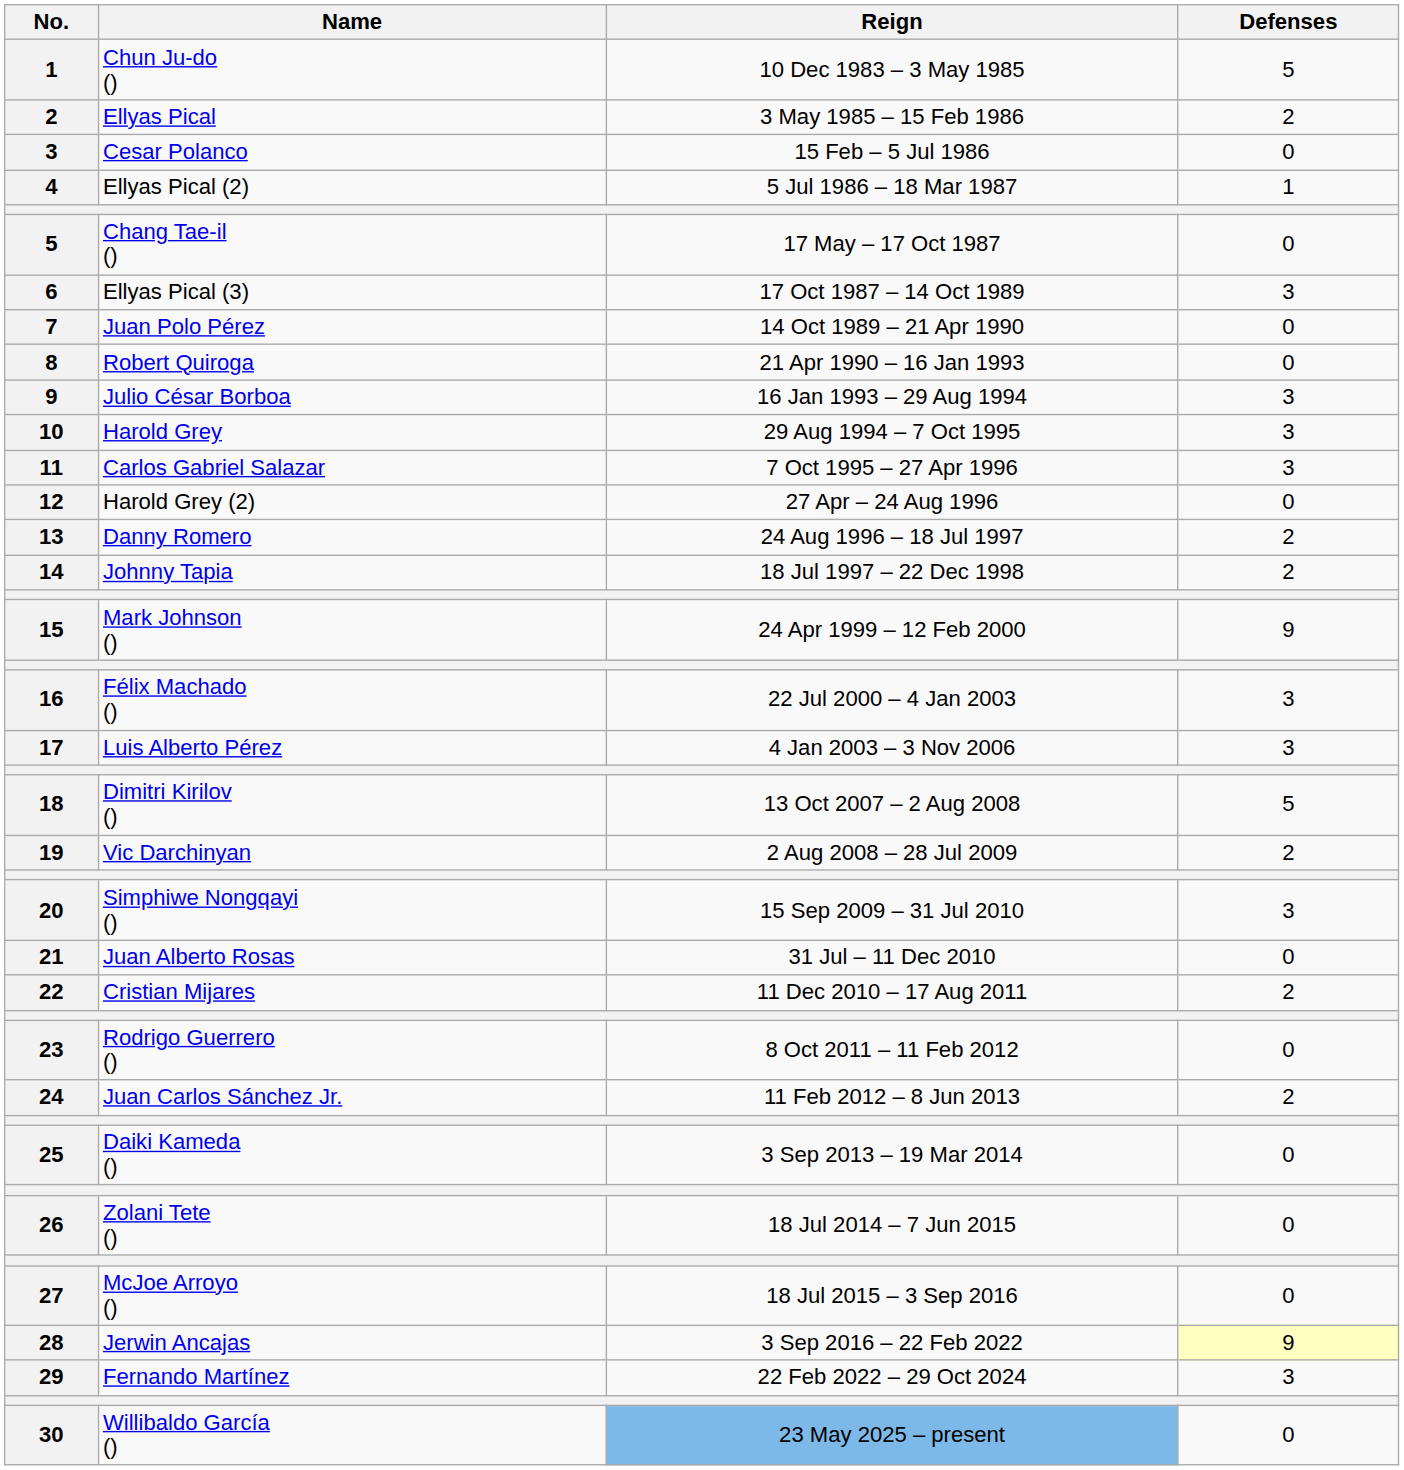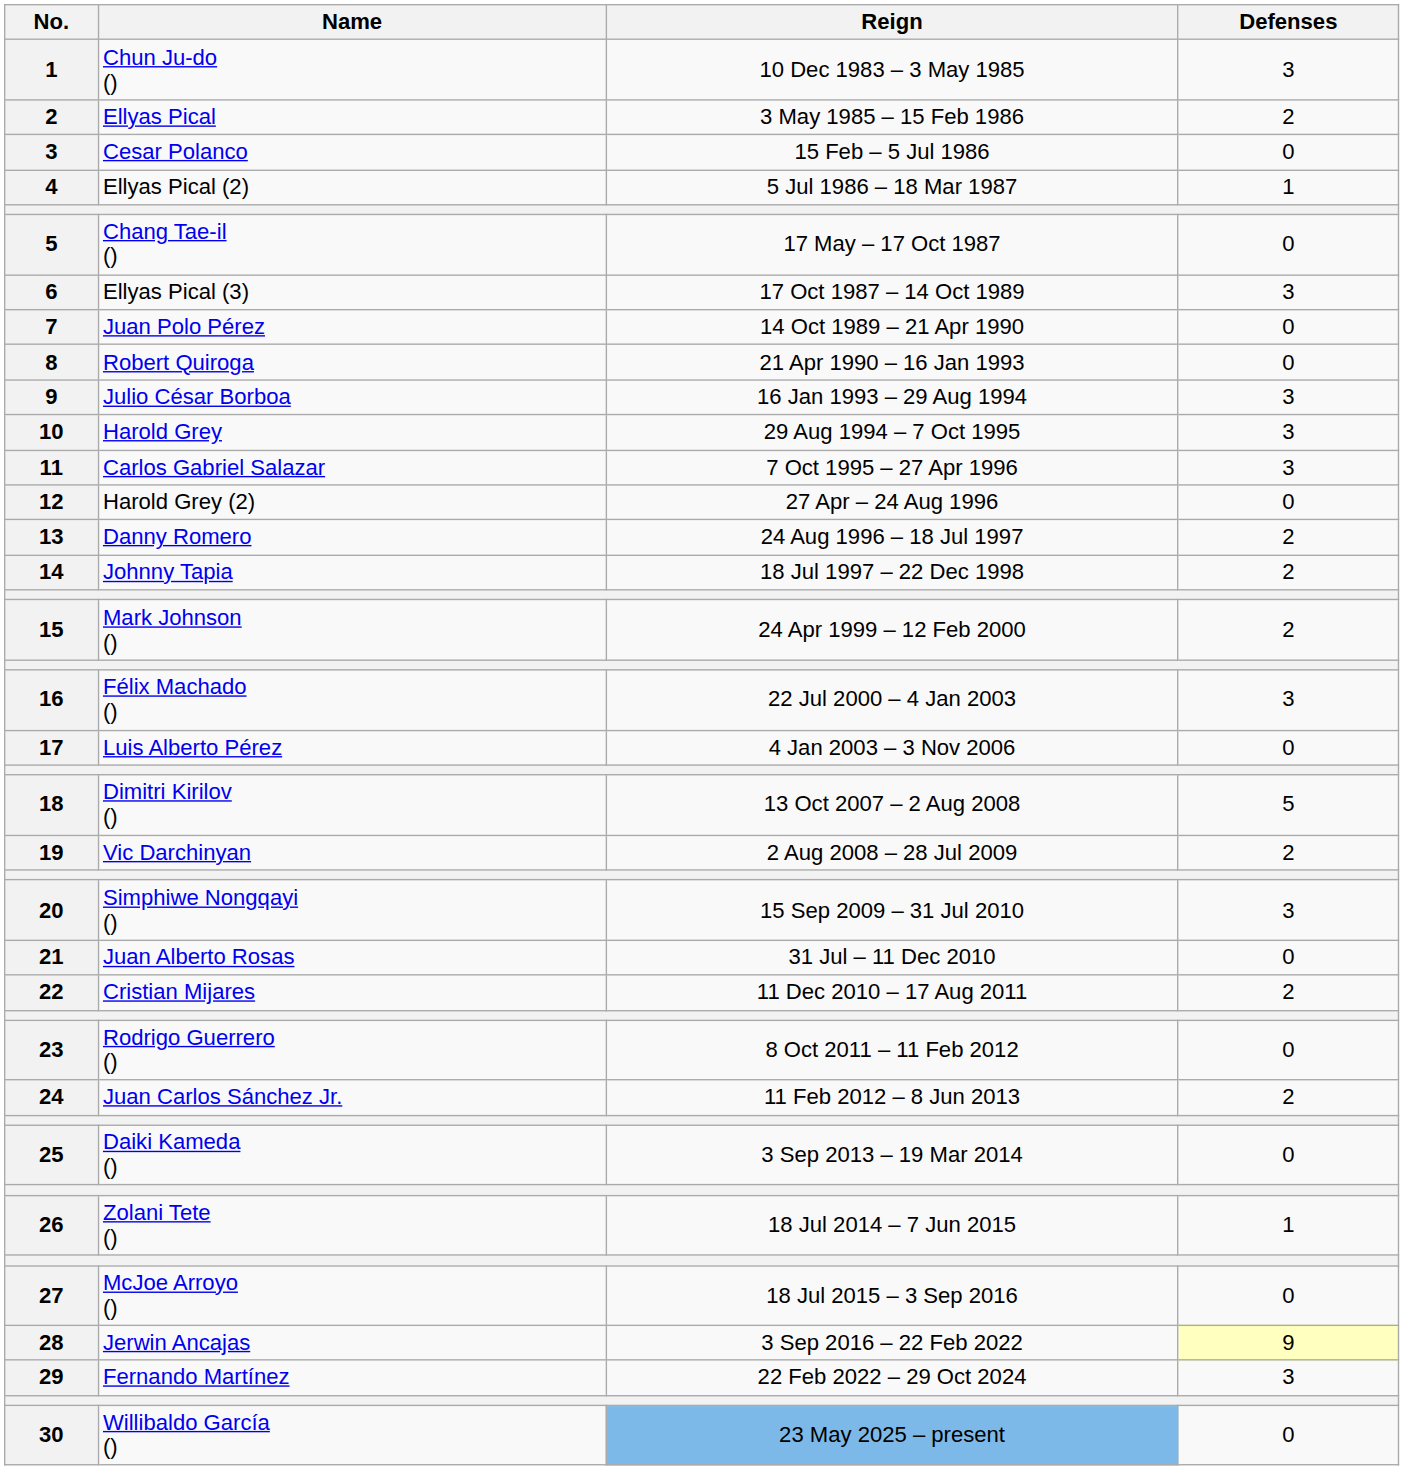(1288, 69) 5 -> (1288, 69) 3
(1288, 629) 9 -> (1288, 629) 2
(1288, 747) 3 -> (1288, 747) 0
(1288, 1225) 0 -> (1288, 1225) 1
